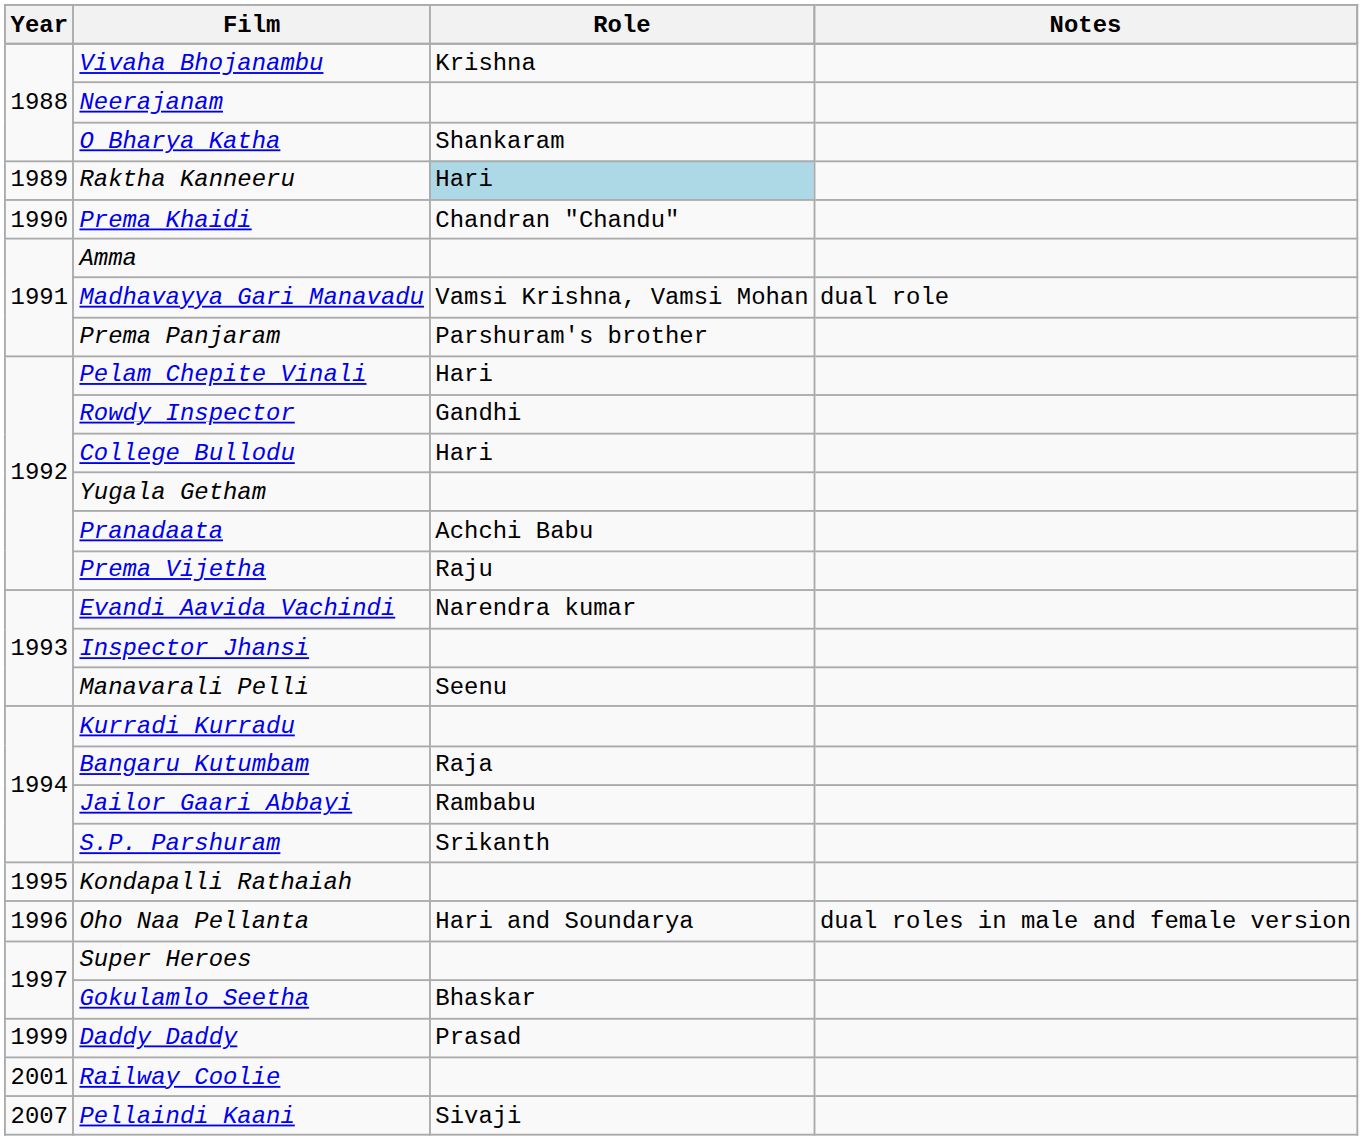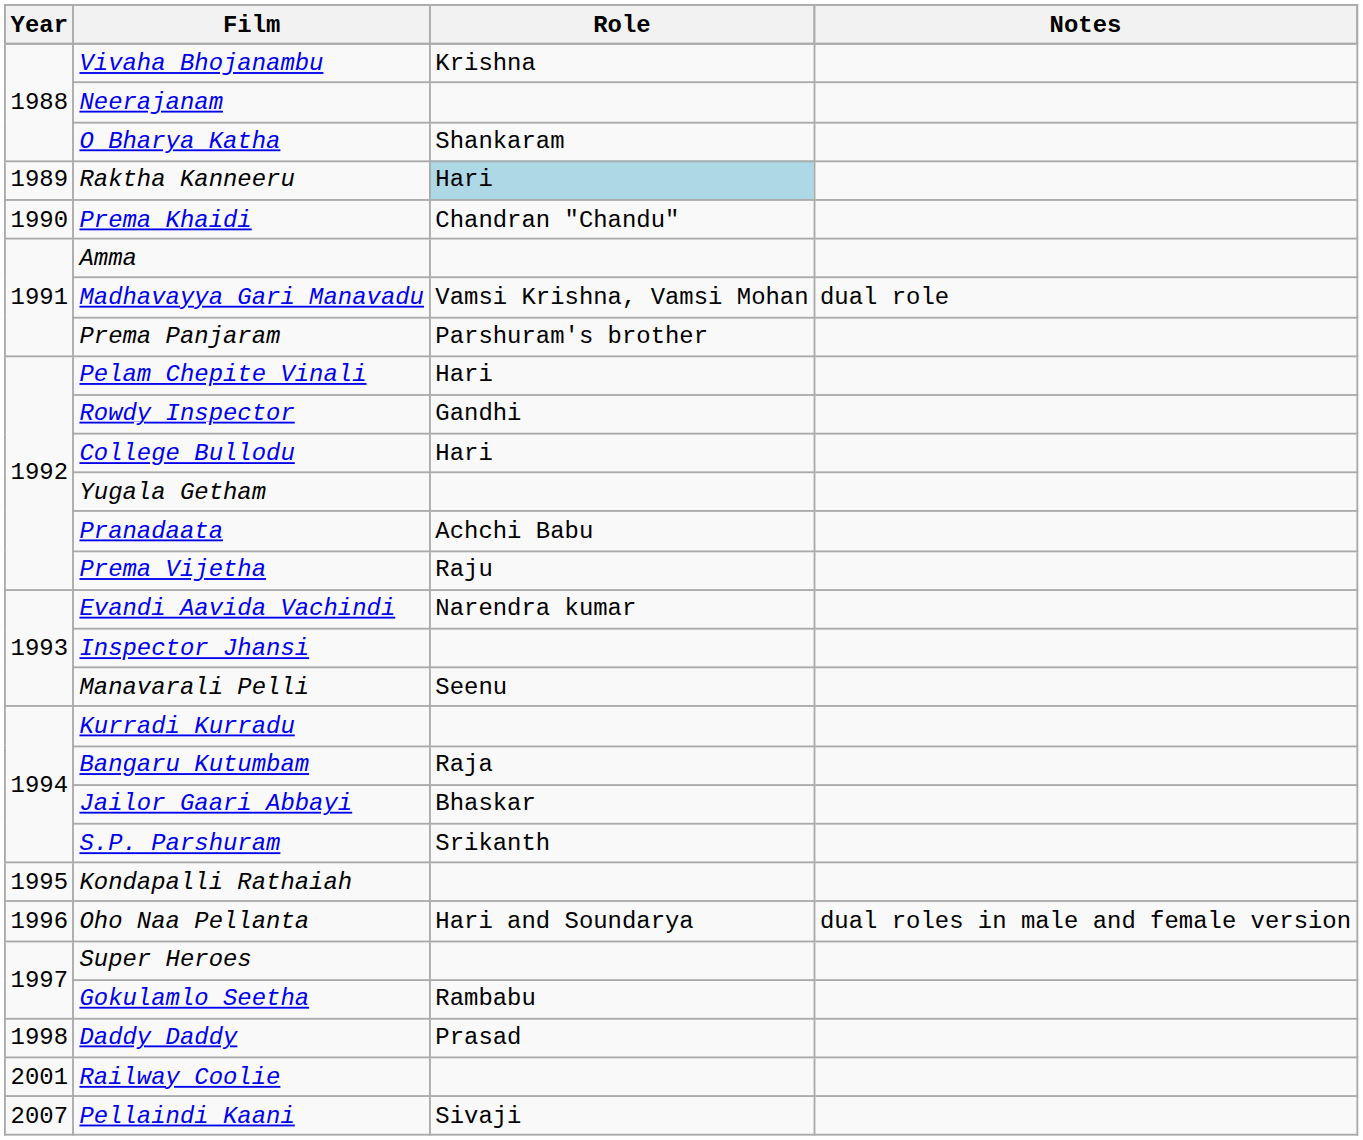(486, 804) Rambabu -> (486, 804) Bhaskar
(486, 999) Bhaskar -> (486, 999) Rambabu
(39, 1038) 1999 -> (39, 1038) 1998
